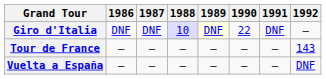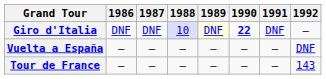(244, 30) normal -> (244, 30) bold
rows swapped: (55, 48) <-> (55, 65)
